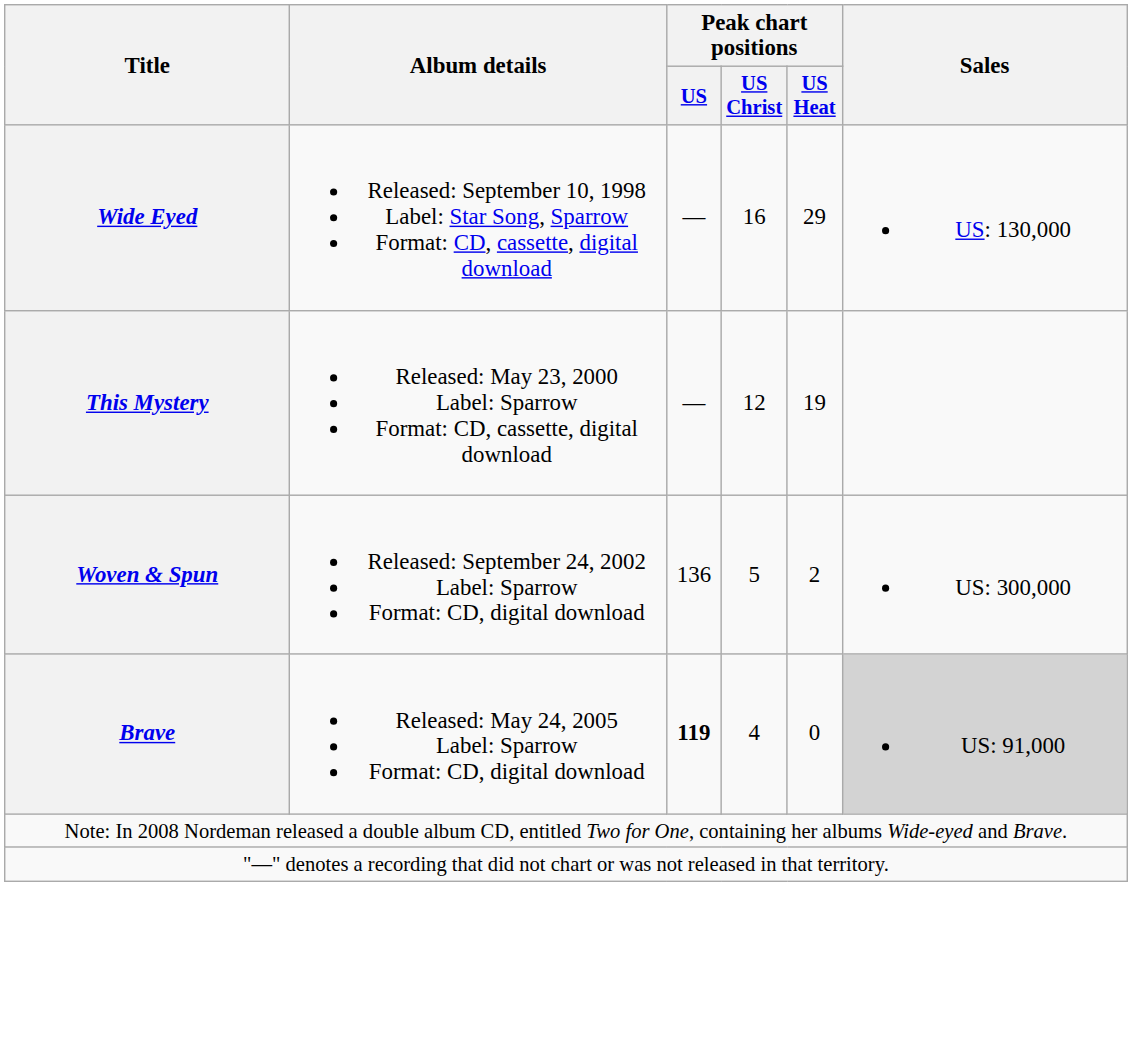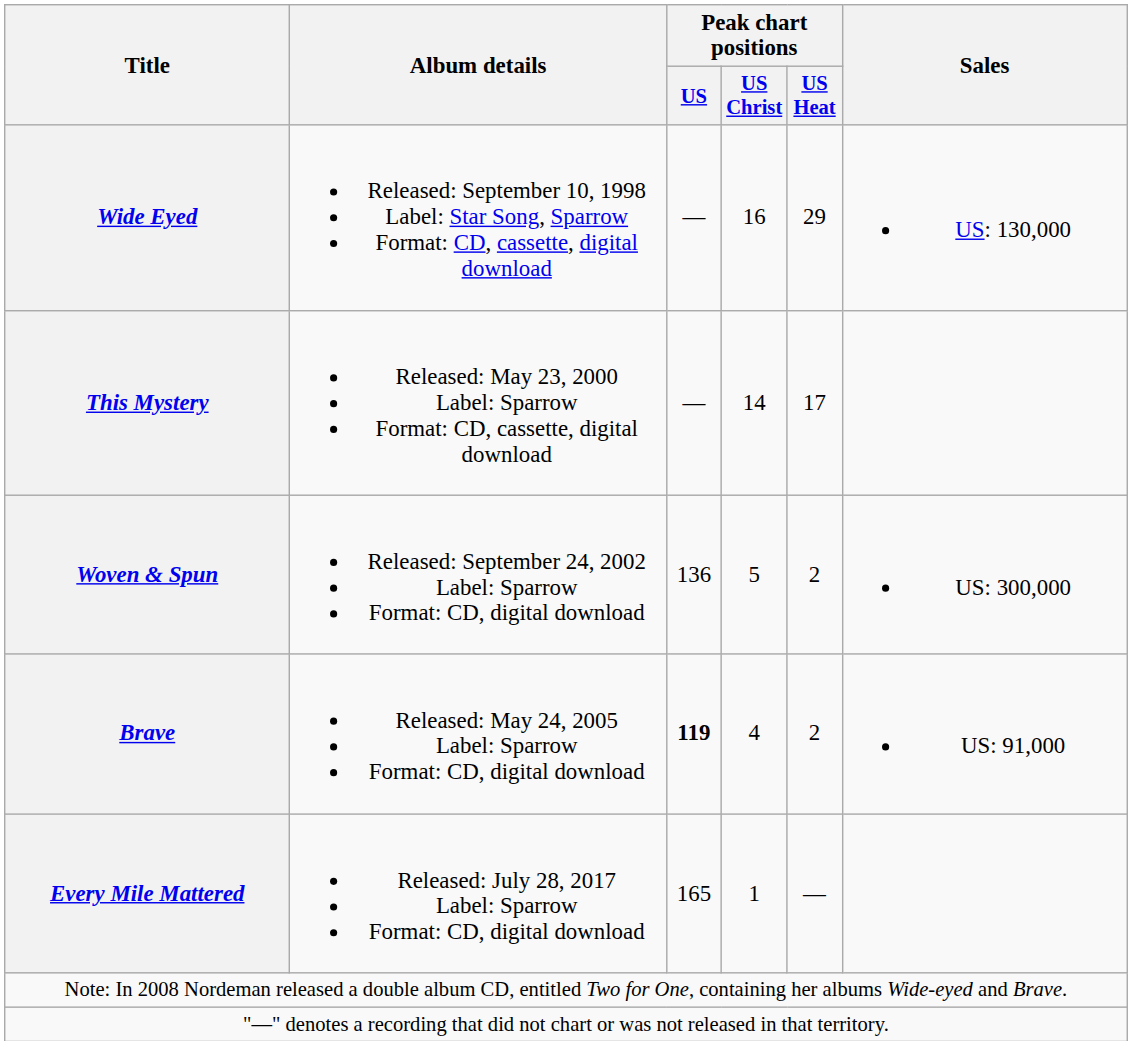(754, 402) 12 -> (754, 402) 14
(815, 402) 19 -> (815, 402) 17
(815, 733) 0 -> (815, 733) 2
(985, 747) lightgrey background -> (985, 747) no background
+ row: (147, 892)
